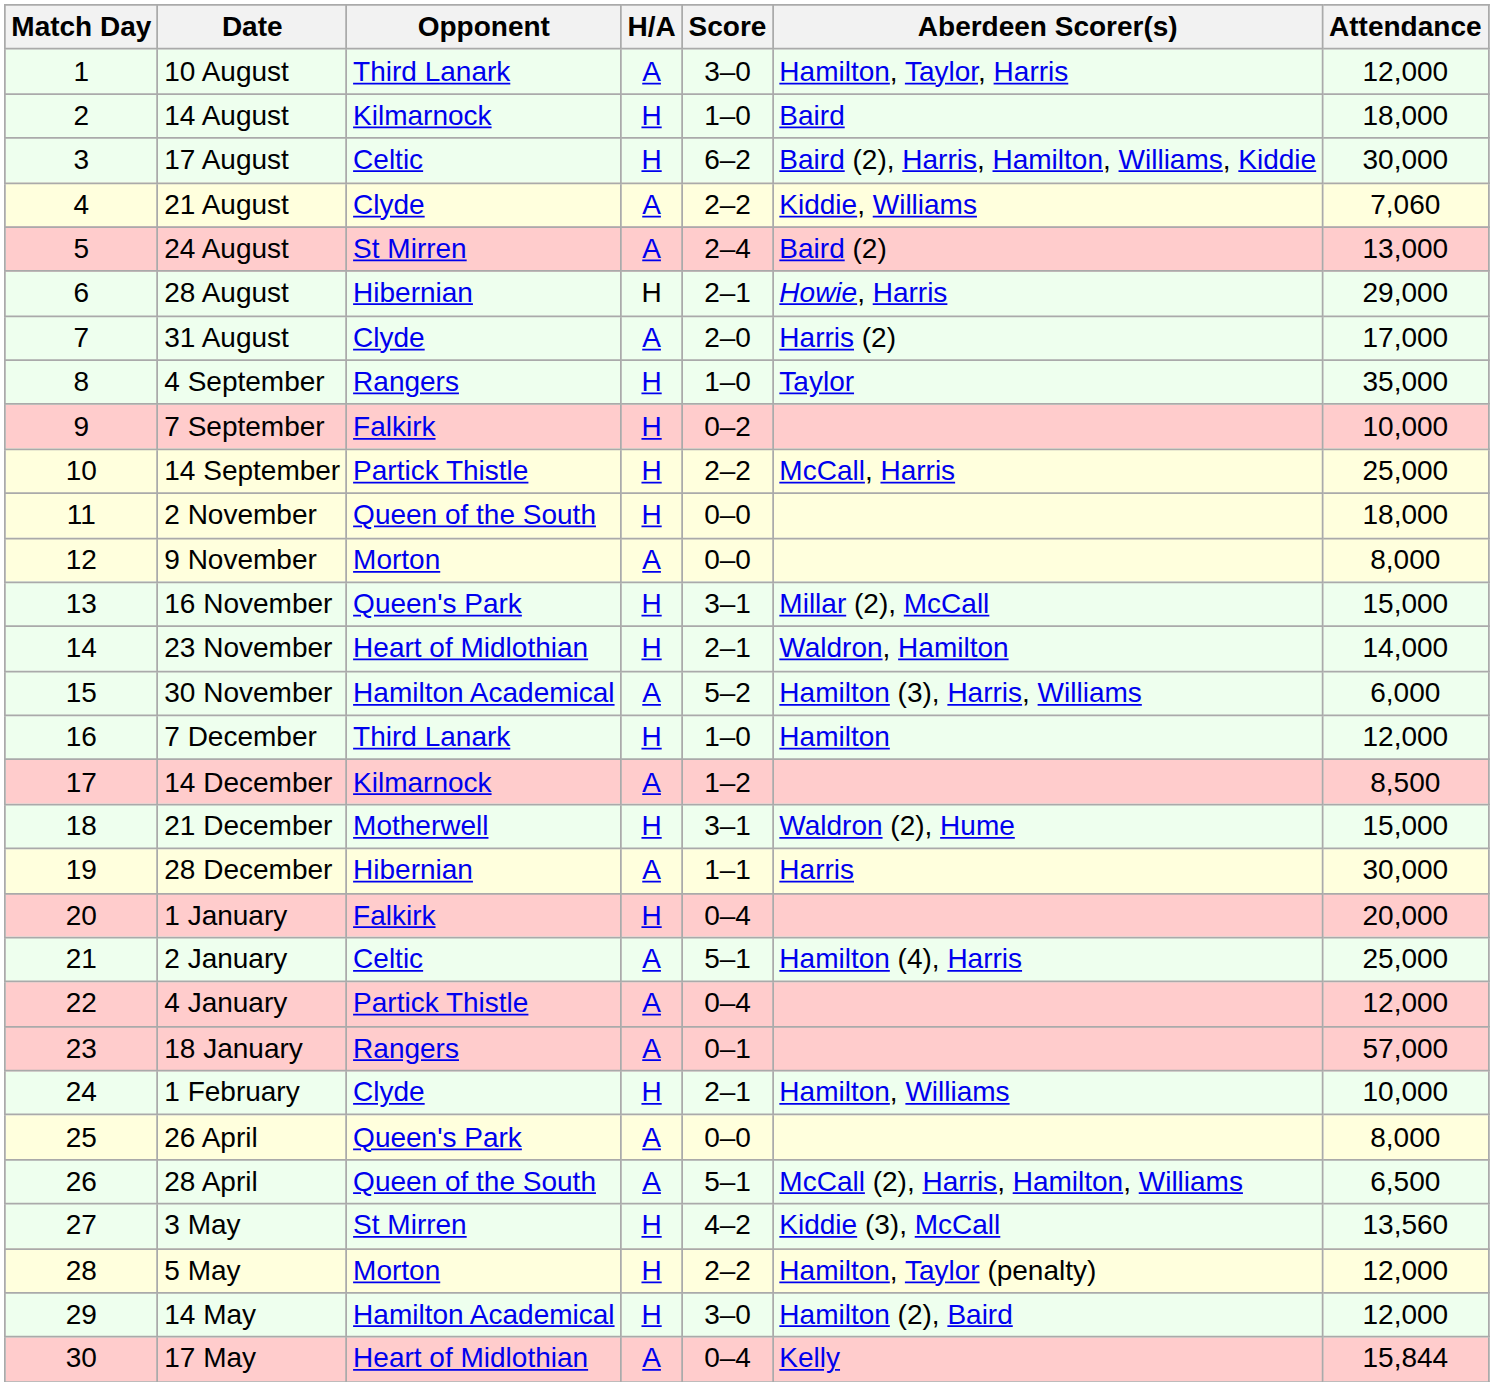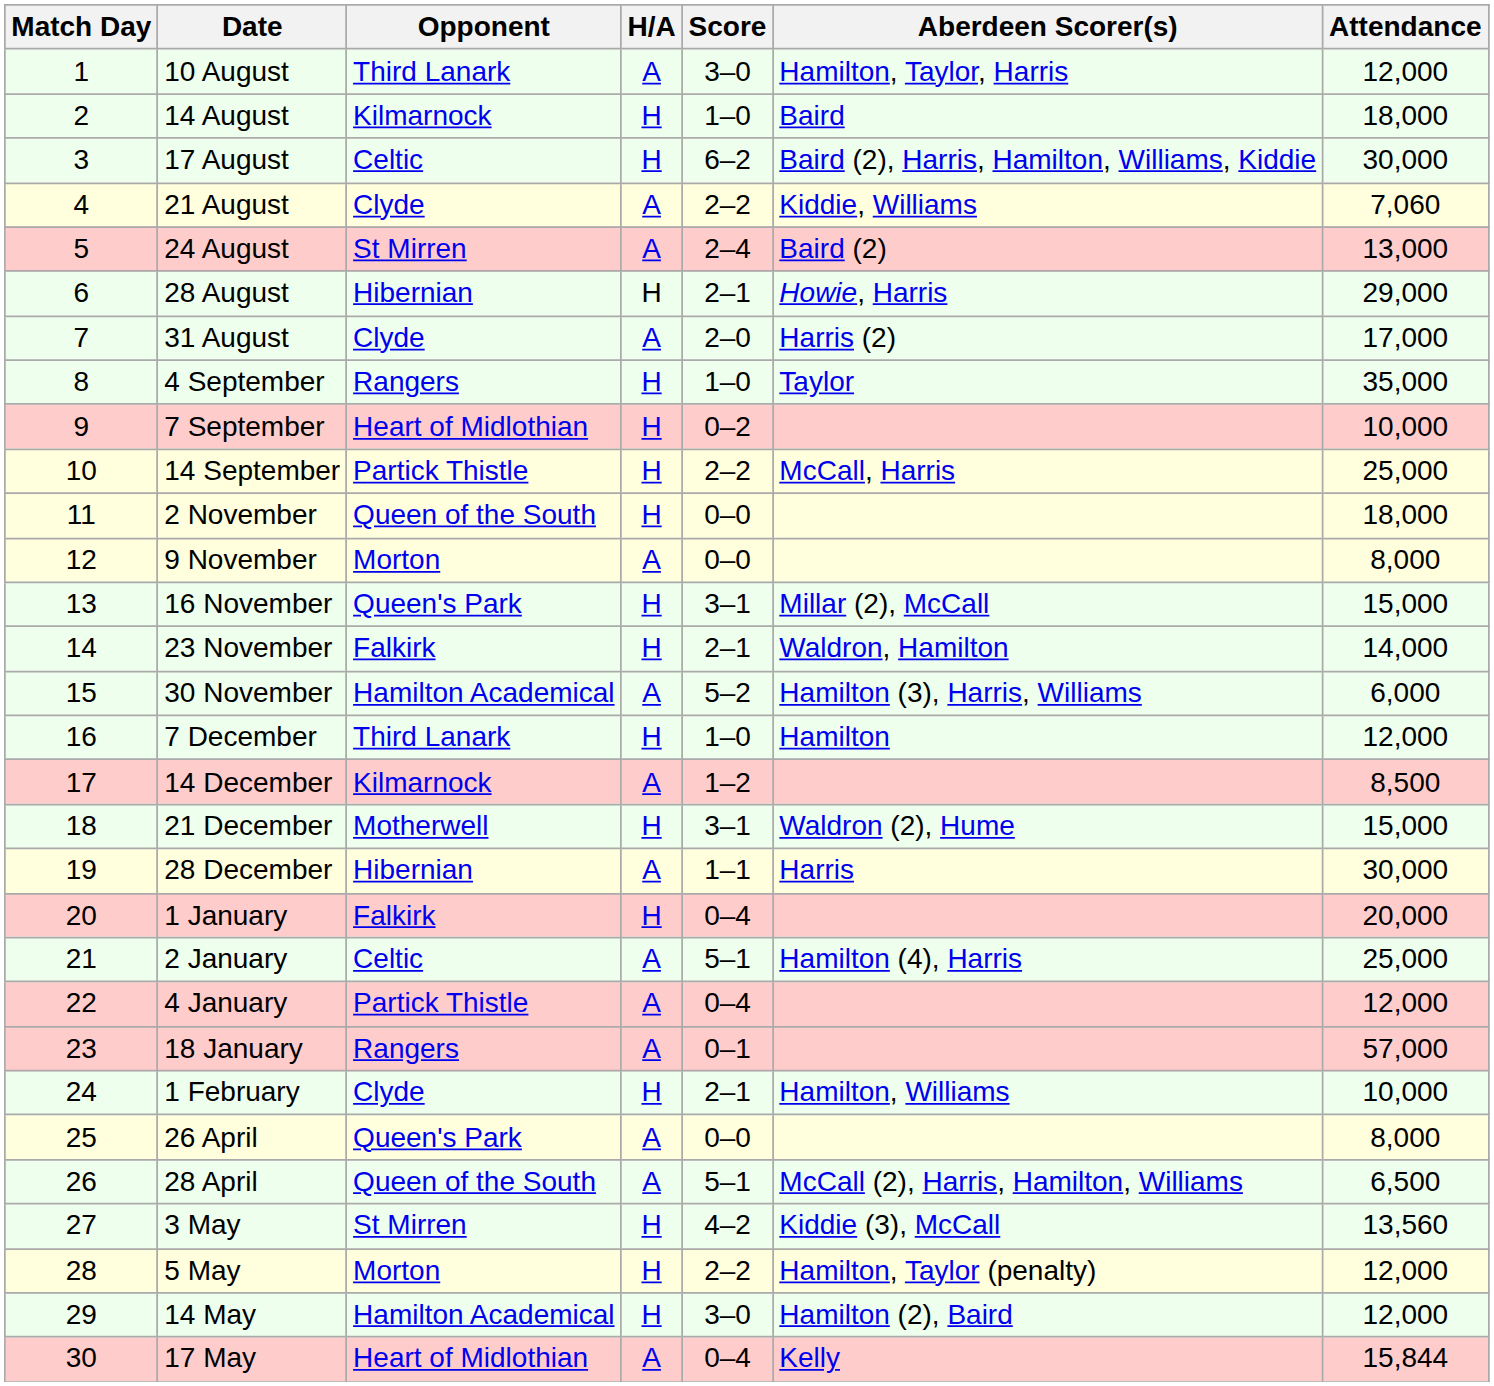(394, 426) Falkirk -> (471, 426) Heart of Midlothian
(471, 648) Heart of Midlothian -> (394, 648) Falkirk
